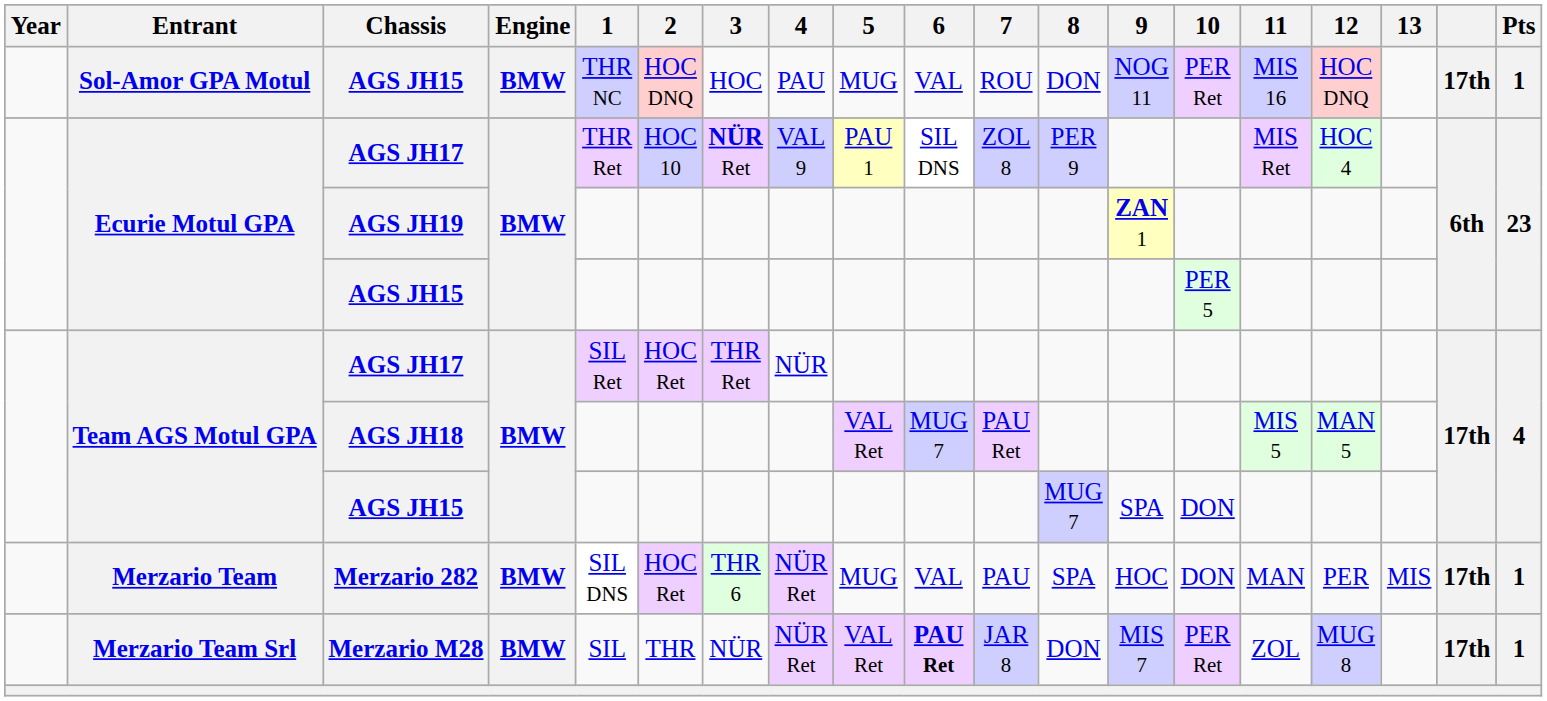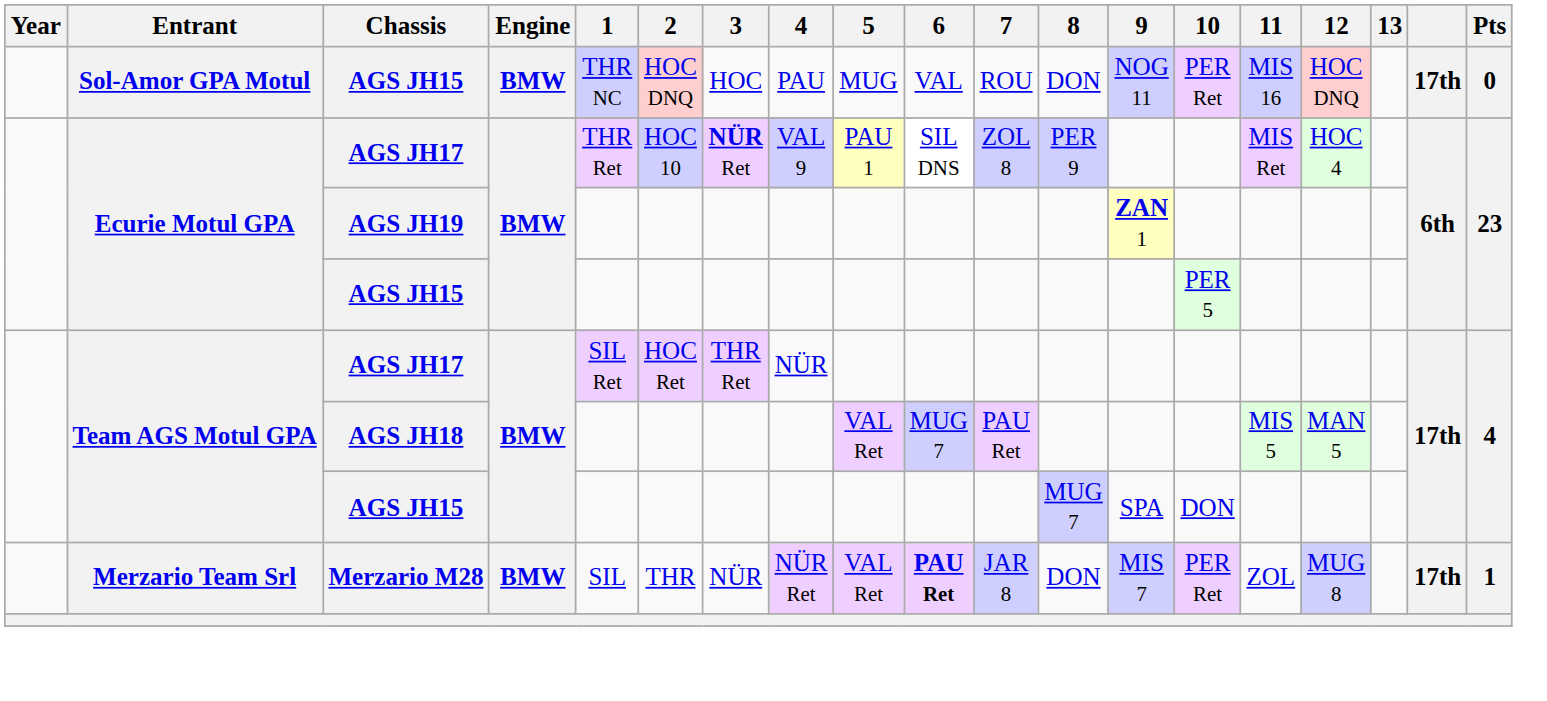(1519, 81) 1 -> (1490, 81) 0
- row: (195, 578)
